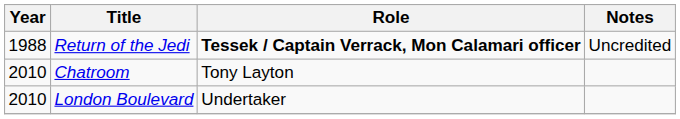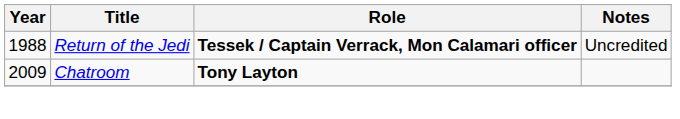(28, 72) 2010 -> (28, 72) 2009
(247, 72) normal -> (248, 72) bold
- row: (124, 99)
